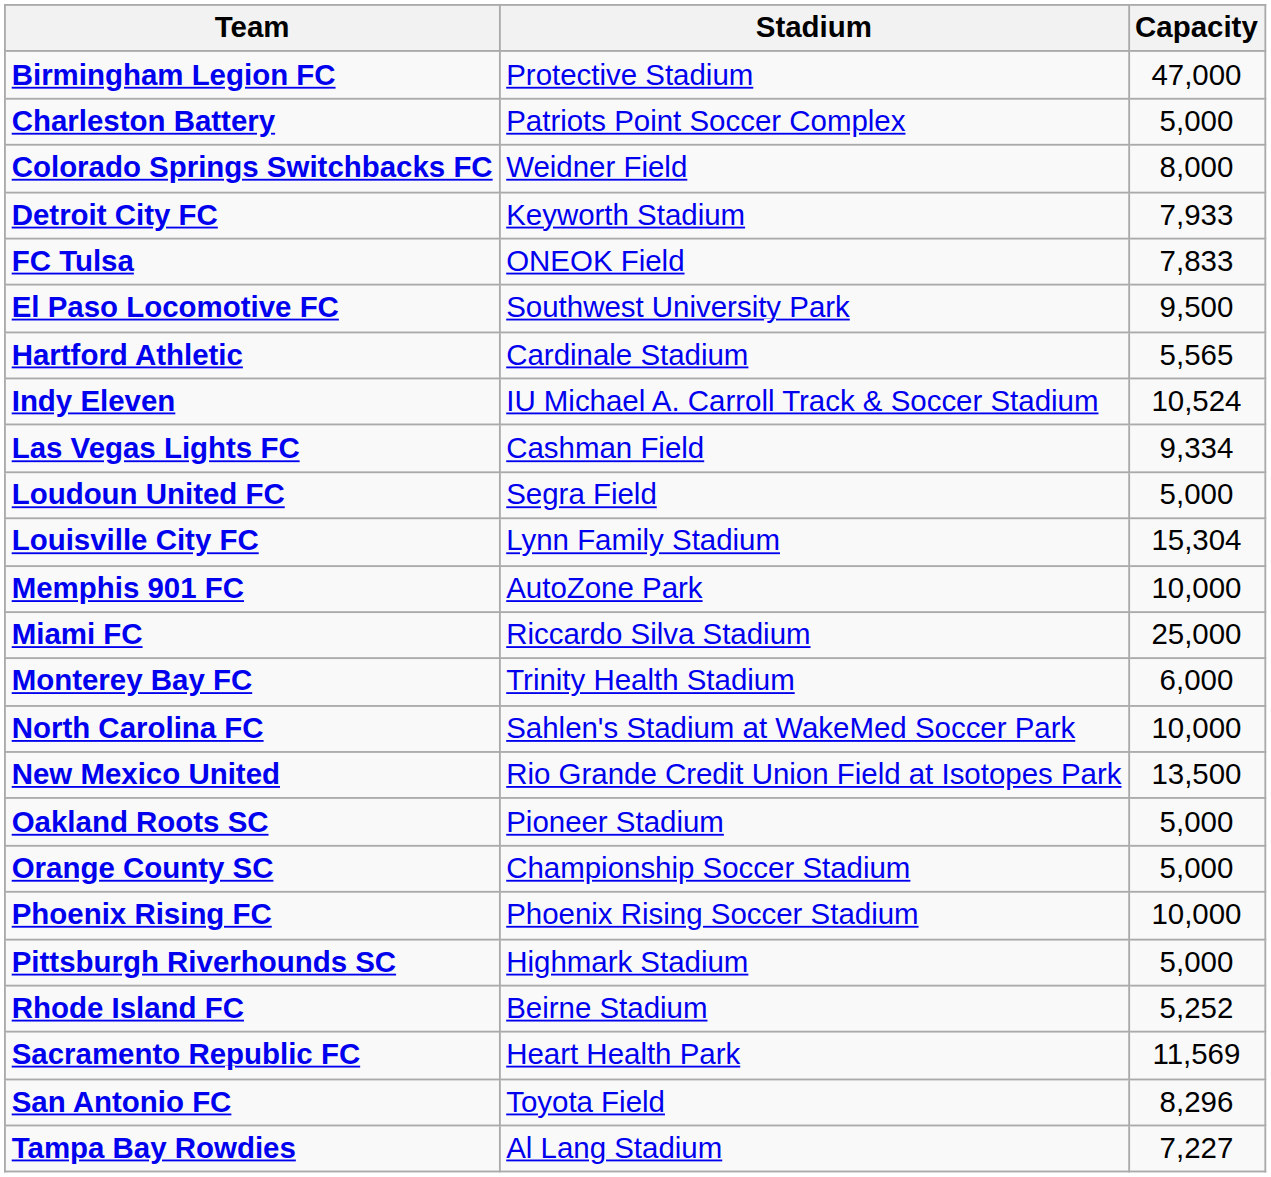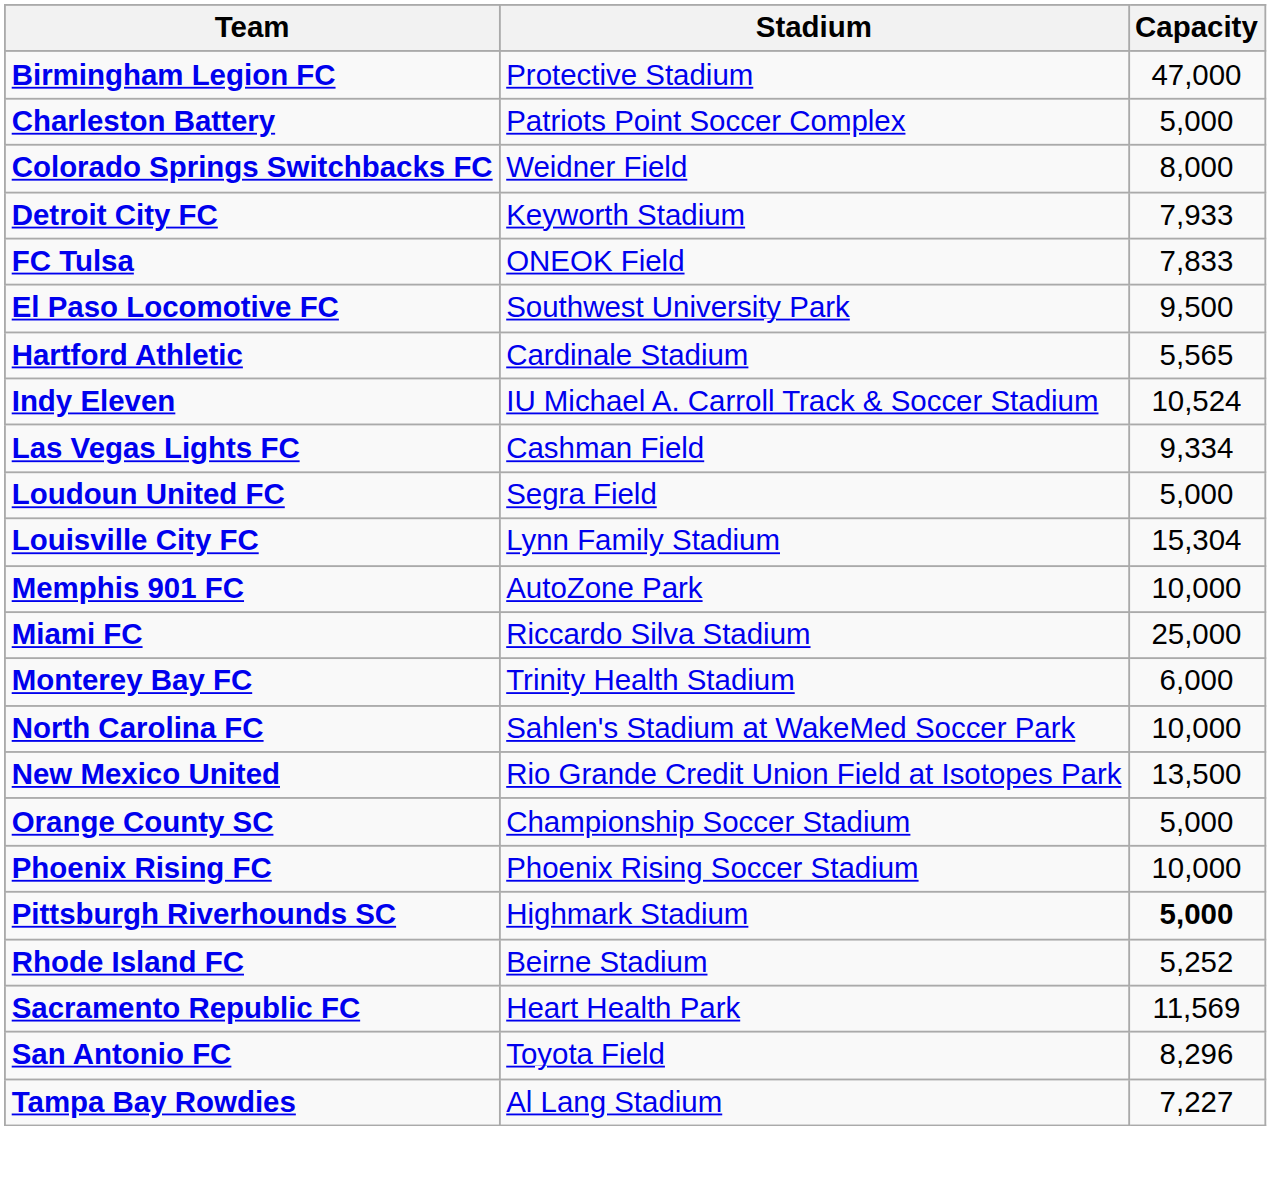- row: (140, 821)
(1196, 961) normal -> (1196, 914) bold
